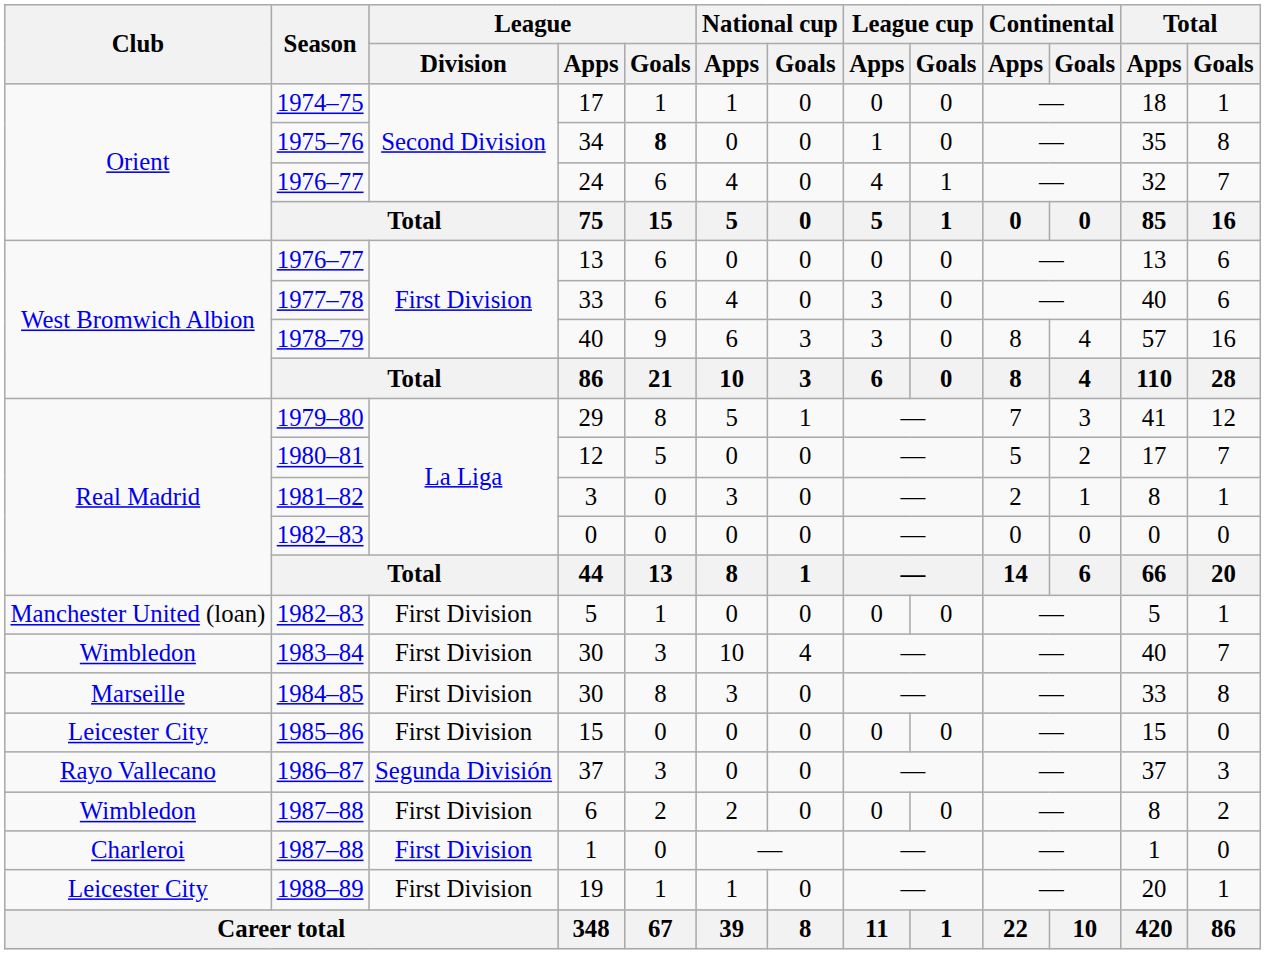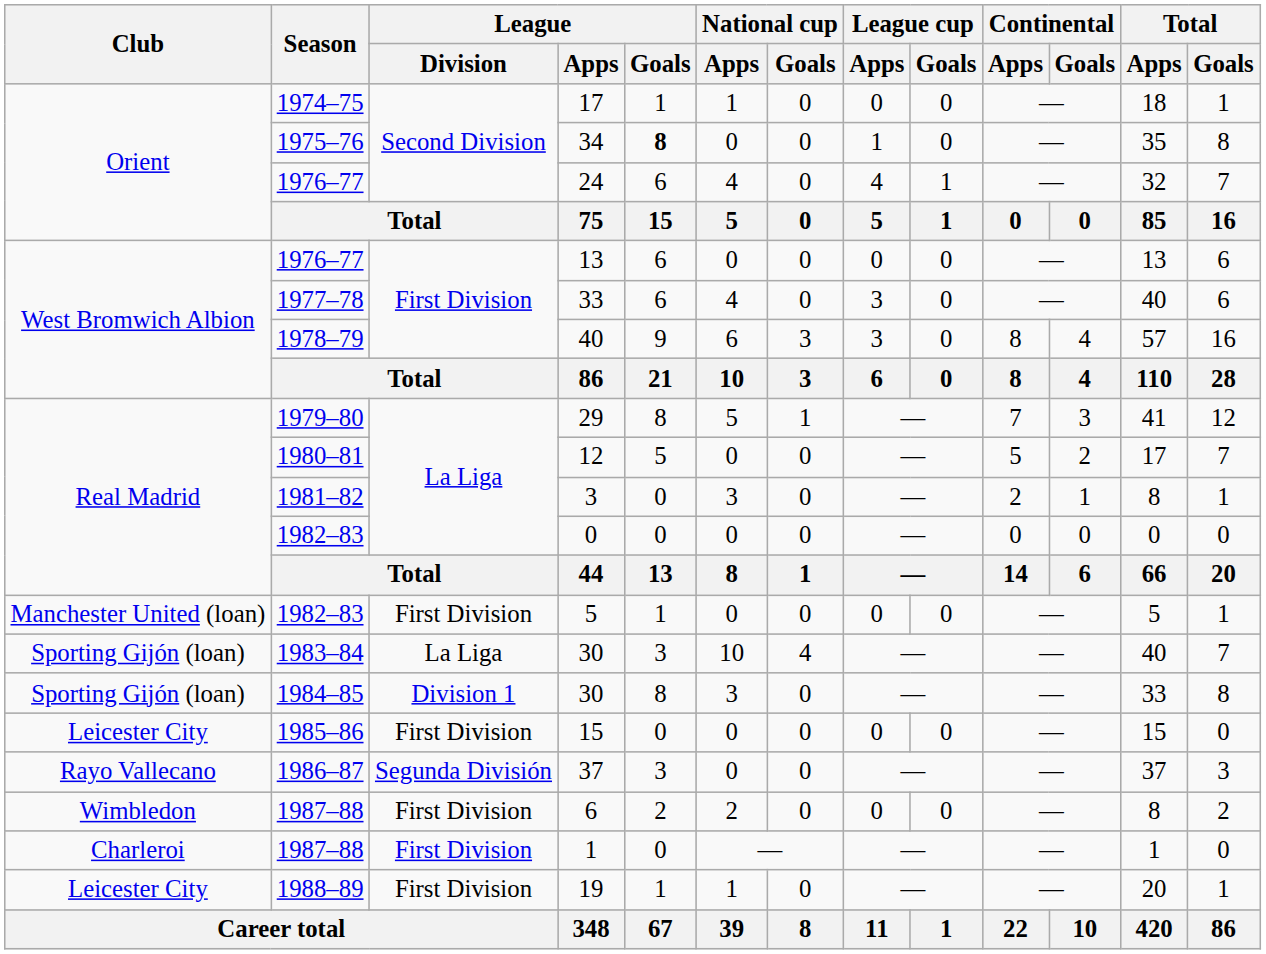(138, 653) Wimbledon -> (138, 653) Sporting Gijón (loan)
(463, 653) First Division -> (463, 653) La Liga
(138, 692) Marseille -> (138, 692) Sporting Gijón (loan)
(463, 692) First Division -> (463, 692) Division 1
